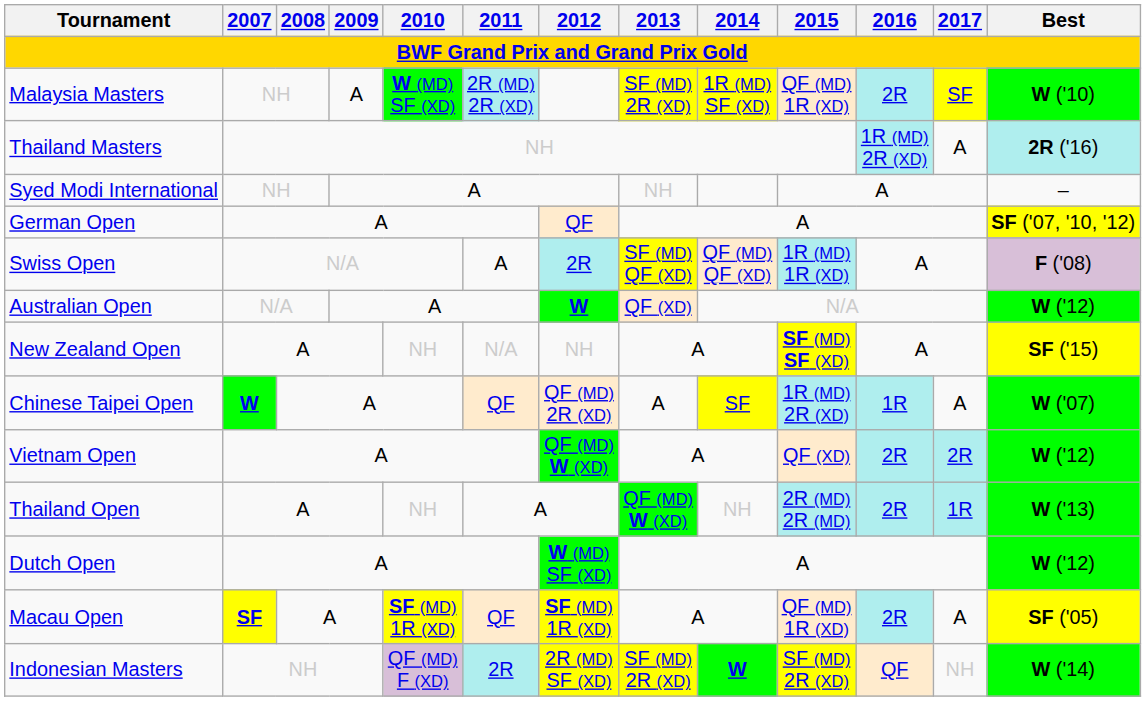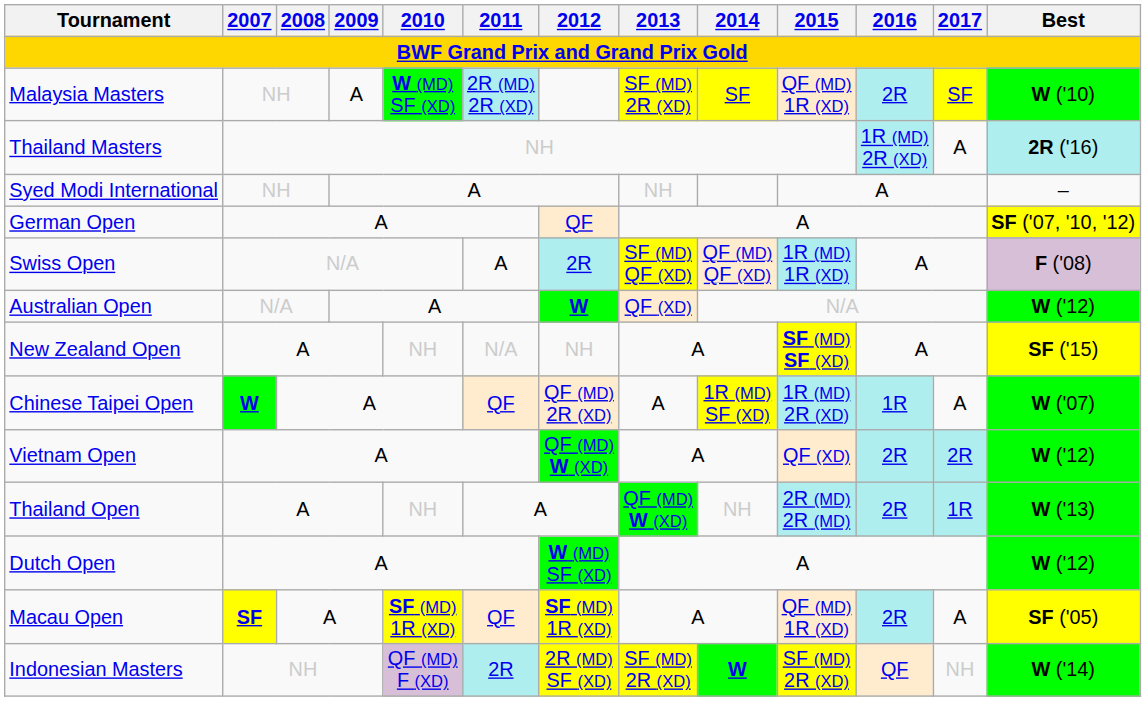(737, 95) 1R (MD) SF (XD) -> (737, 95) SF
(737, 403) SF -> (737, 403) 1R (MD) SF (XD)
